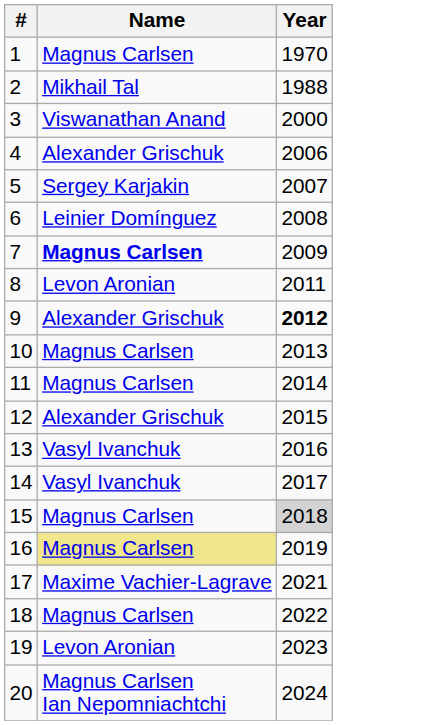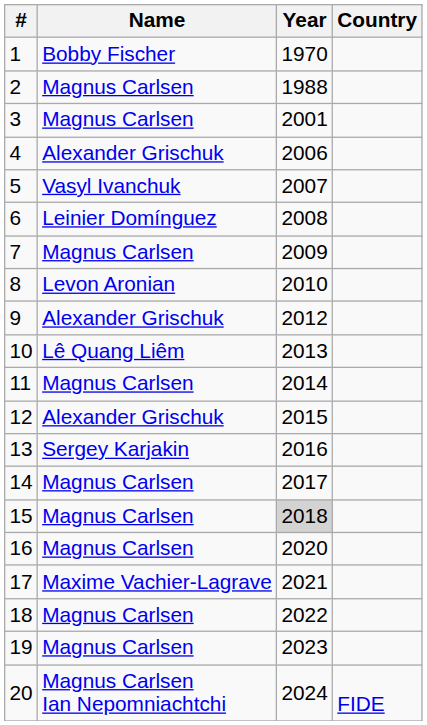+ column: (377, 20)
(118, 53) Magnus Carlsen -> (109, 53) Bobby Fischer
(91, 86) Mikhail Tal -> (118, 86) Magnus Carlsen
(134, 119) Viswanathan Anand -> (118, 119) Magnus Carlsen
(305, 119) 2000 -> (305, 119) 2001
(116, 185) Sergey Karjakin -> (111, 185) Vasyl Ivanchuk
(123, 251) bold -> (118, 251) normal
(304, 284) 2011 -> (305, 284) 2010
(305, 317) bold -> (305, 317) normal
(118, 350) Magnus Carlsen -> (113, 350) Lê Quang Liêm
(111, 449) Vasyl Ivanchuk -> (116, 449) Sergey Karjakin
(111, 482) Vasyl Ivanchuk -> (118, 482) Magnus Carlsen
(118, 548) khaki background -> (118, 548) no background
(305, 548) 2019 -> (305, 548) 2020
(109, 647) Levon Aronian -> (118, 647) Magnus Carlsen
